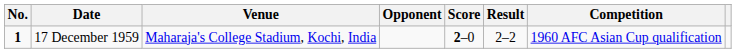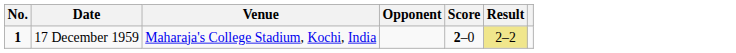- column: (626, 15)
(506, 37) no background -> (506, 37) khaki background
